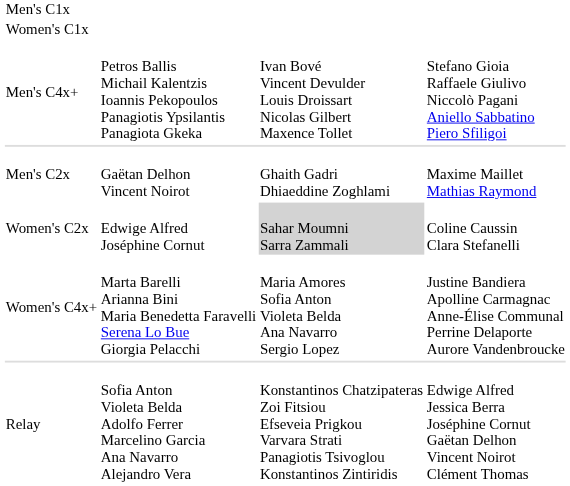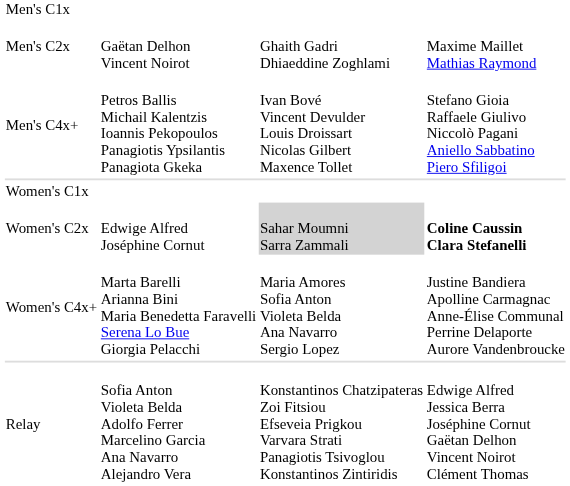rows swapped: (38, 174) <-> (47, 29)
(473, 237) normal -> (477, 237) bold
